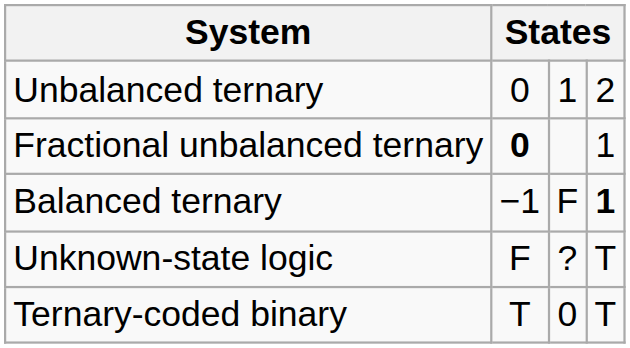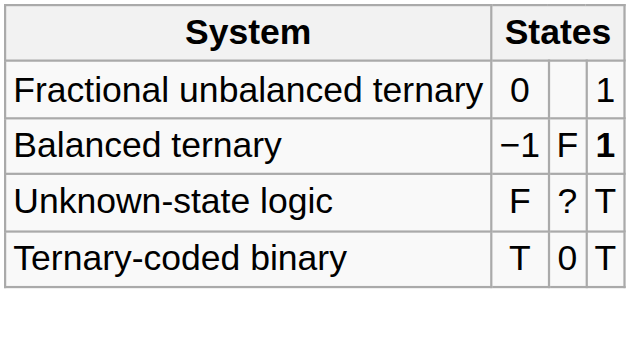- row: (168, 88)
(520, 145) bold -> (520, 88) normal
